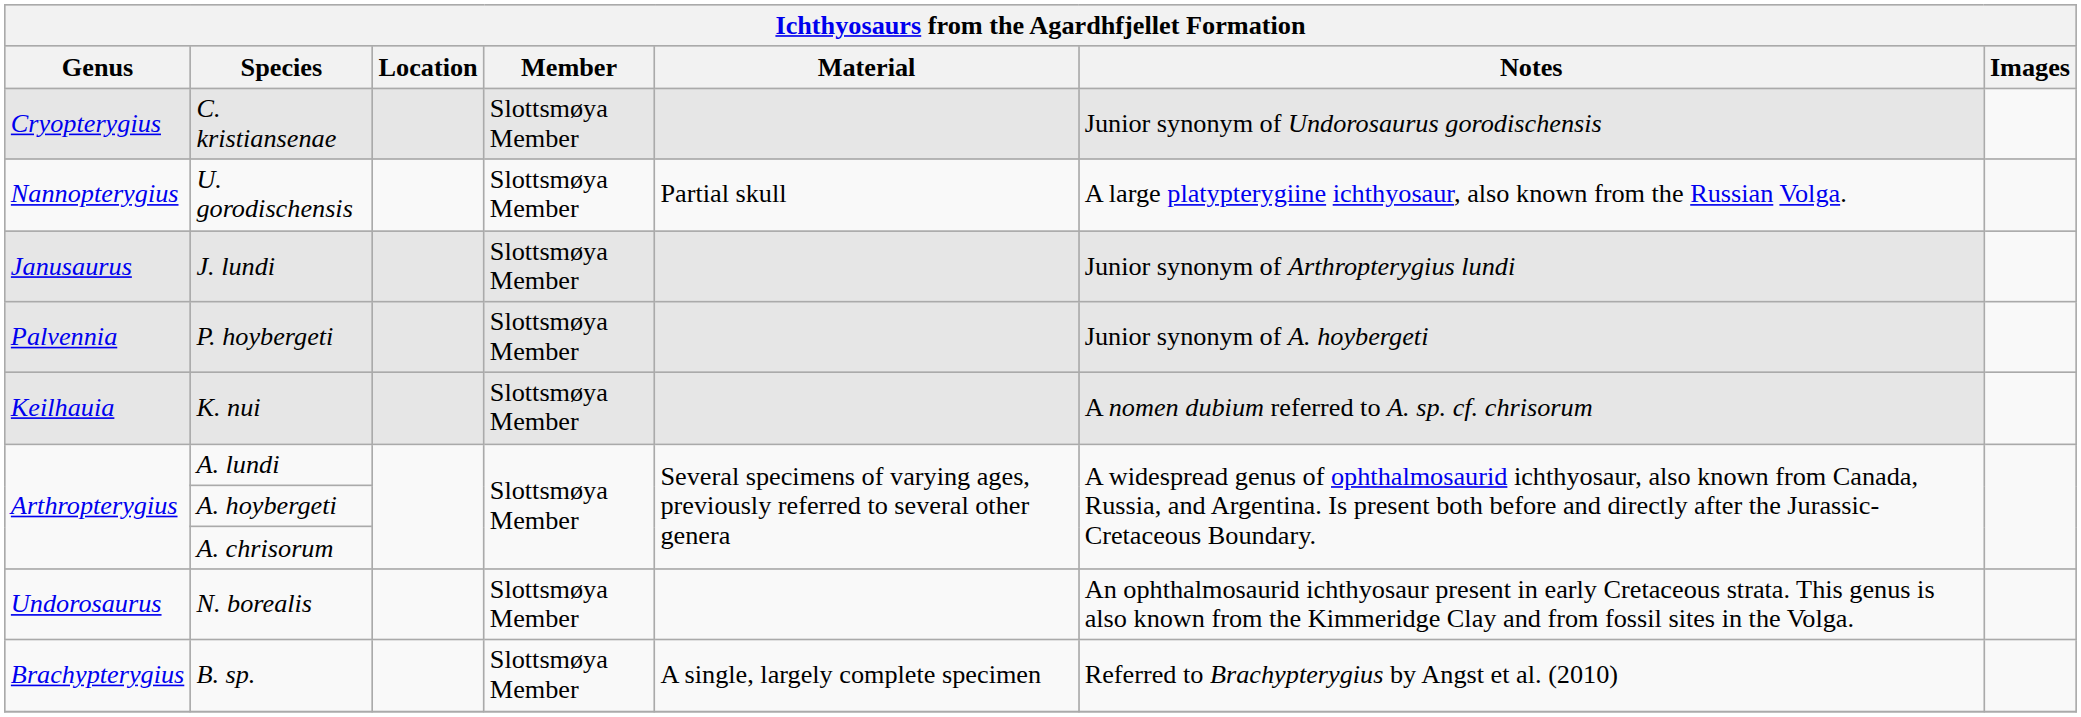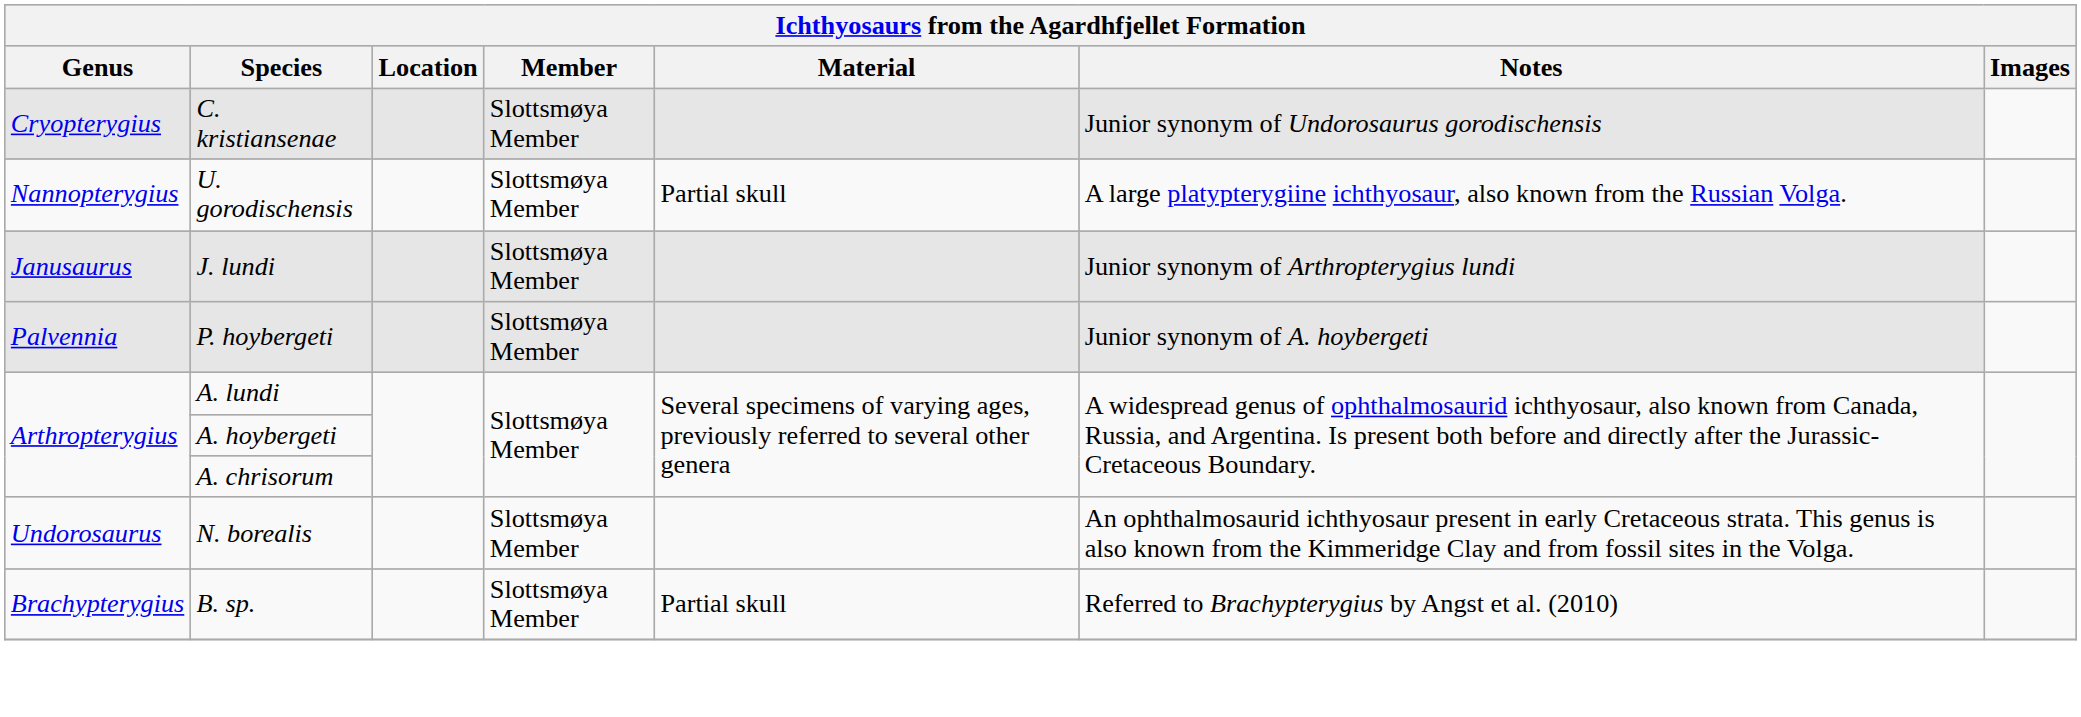- row: (228, 407)
(851, 674) A single, largely complete specimen -> (724, 603) Partial skull
